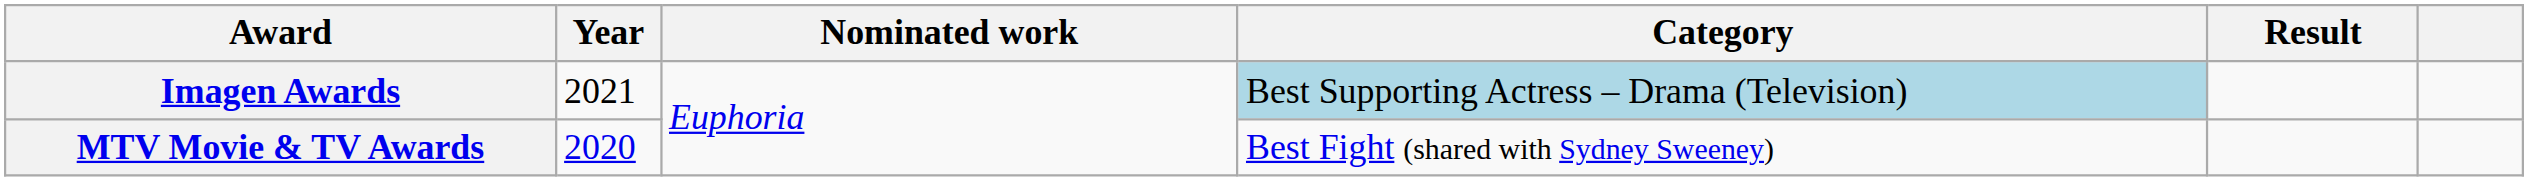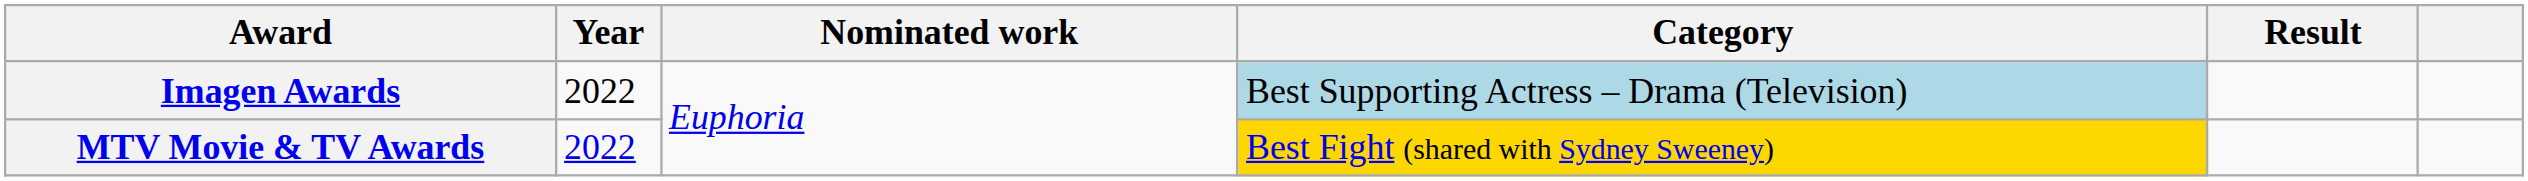(600, 89) 2021 -> (600, 89) 2022
(600, 146) 2020 -> (600, 146) 2022
(1510, 146) no background -> (1510, 146) gold background
